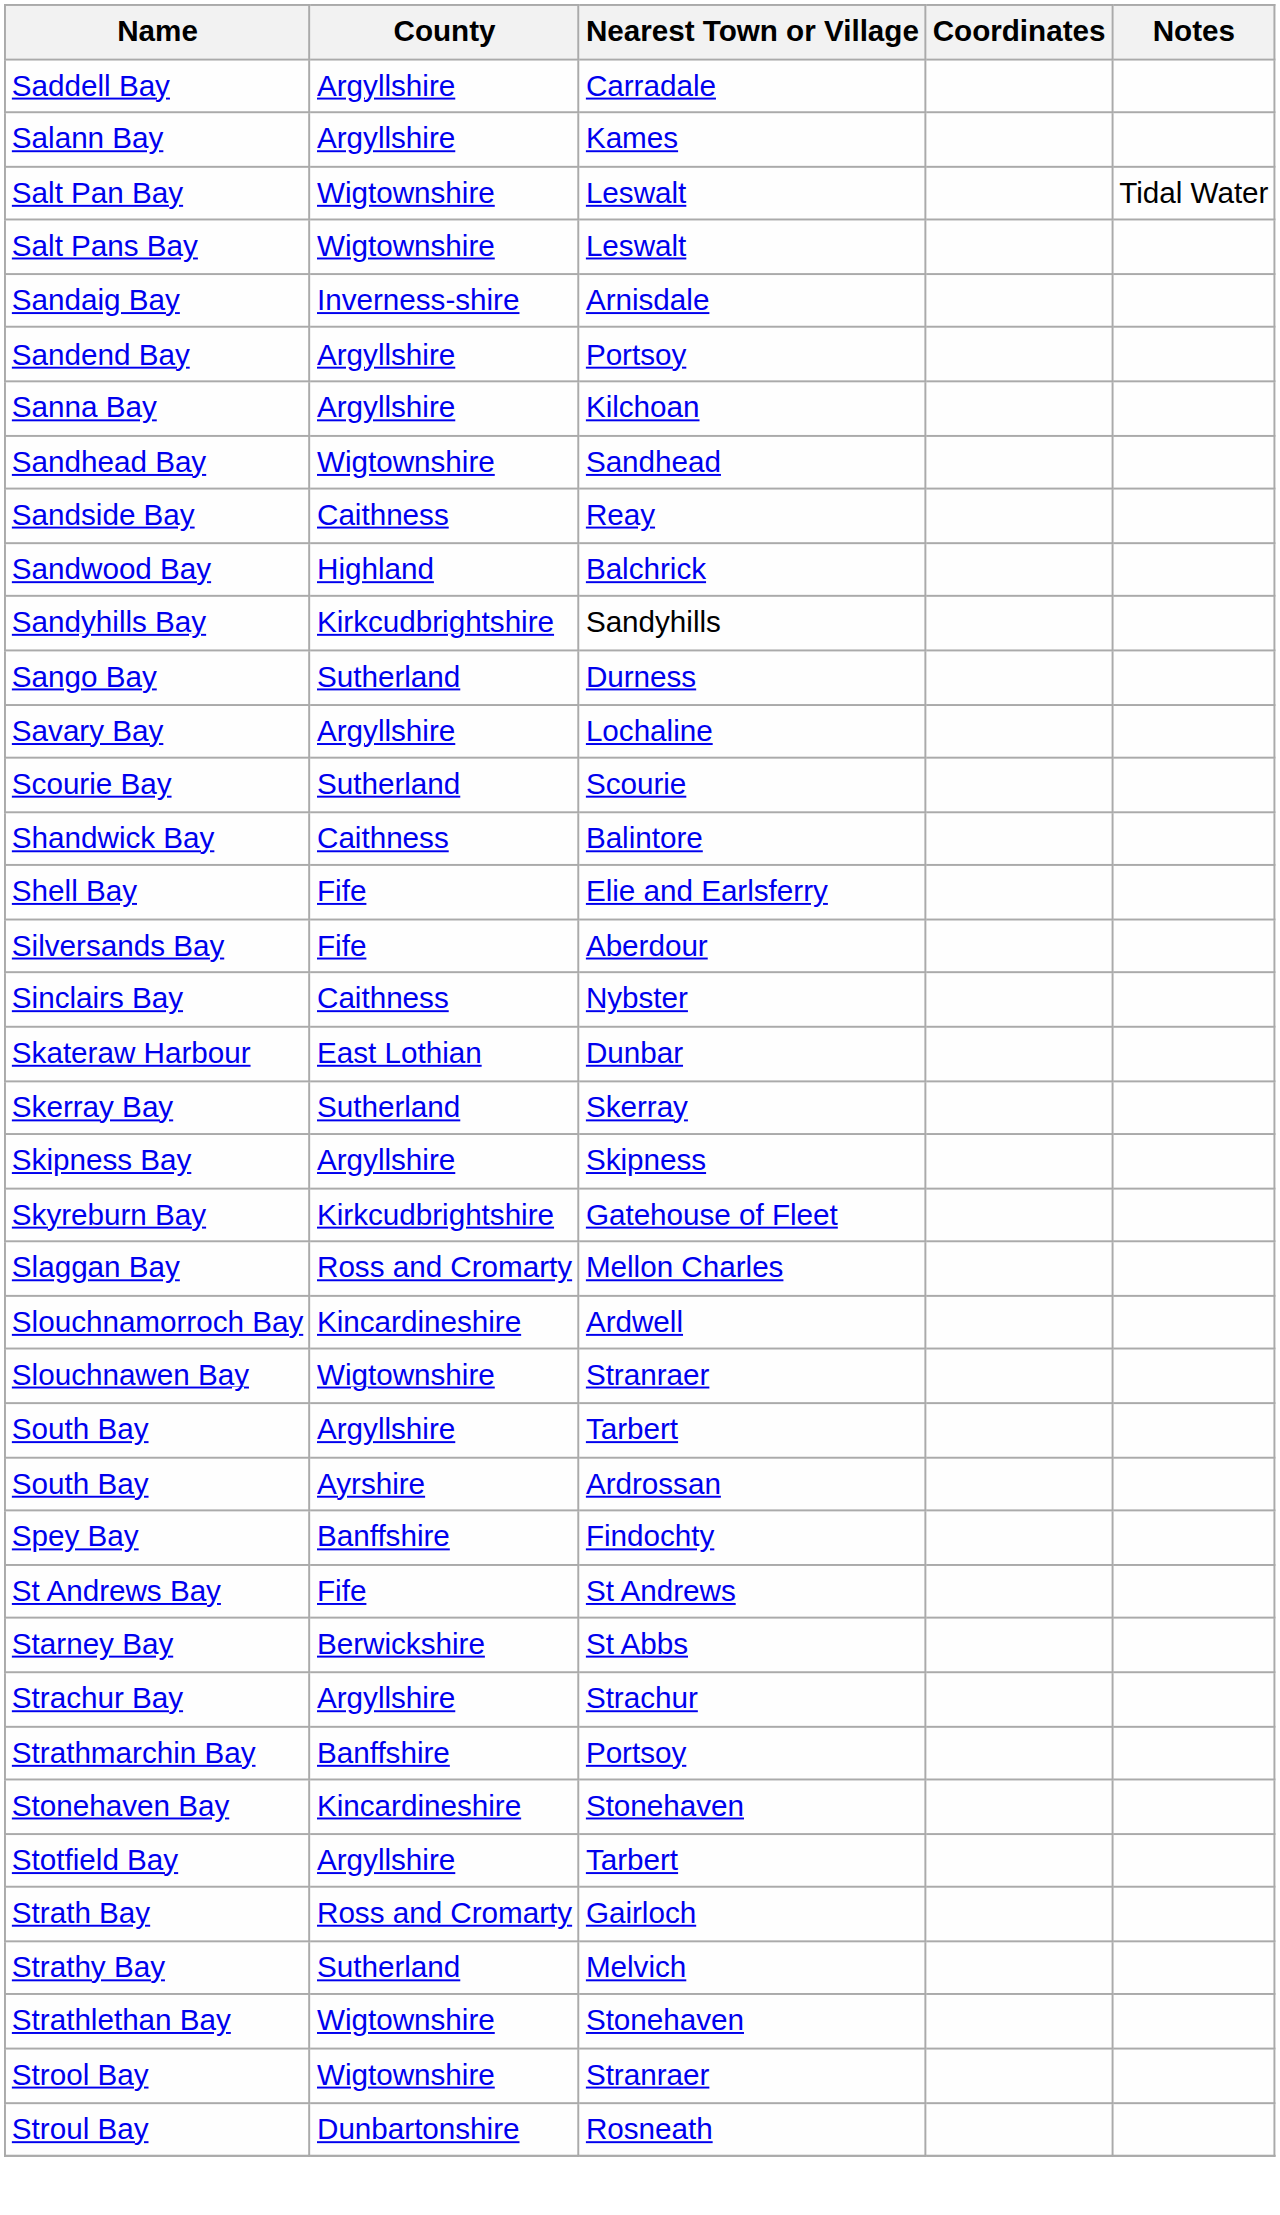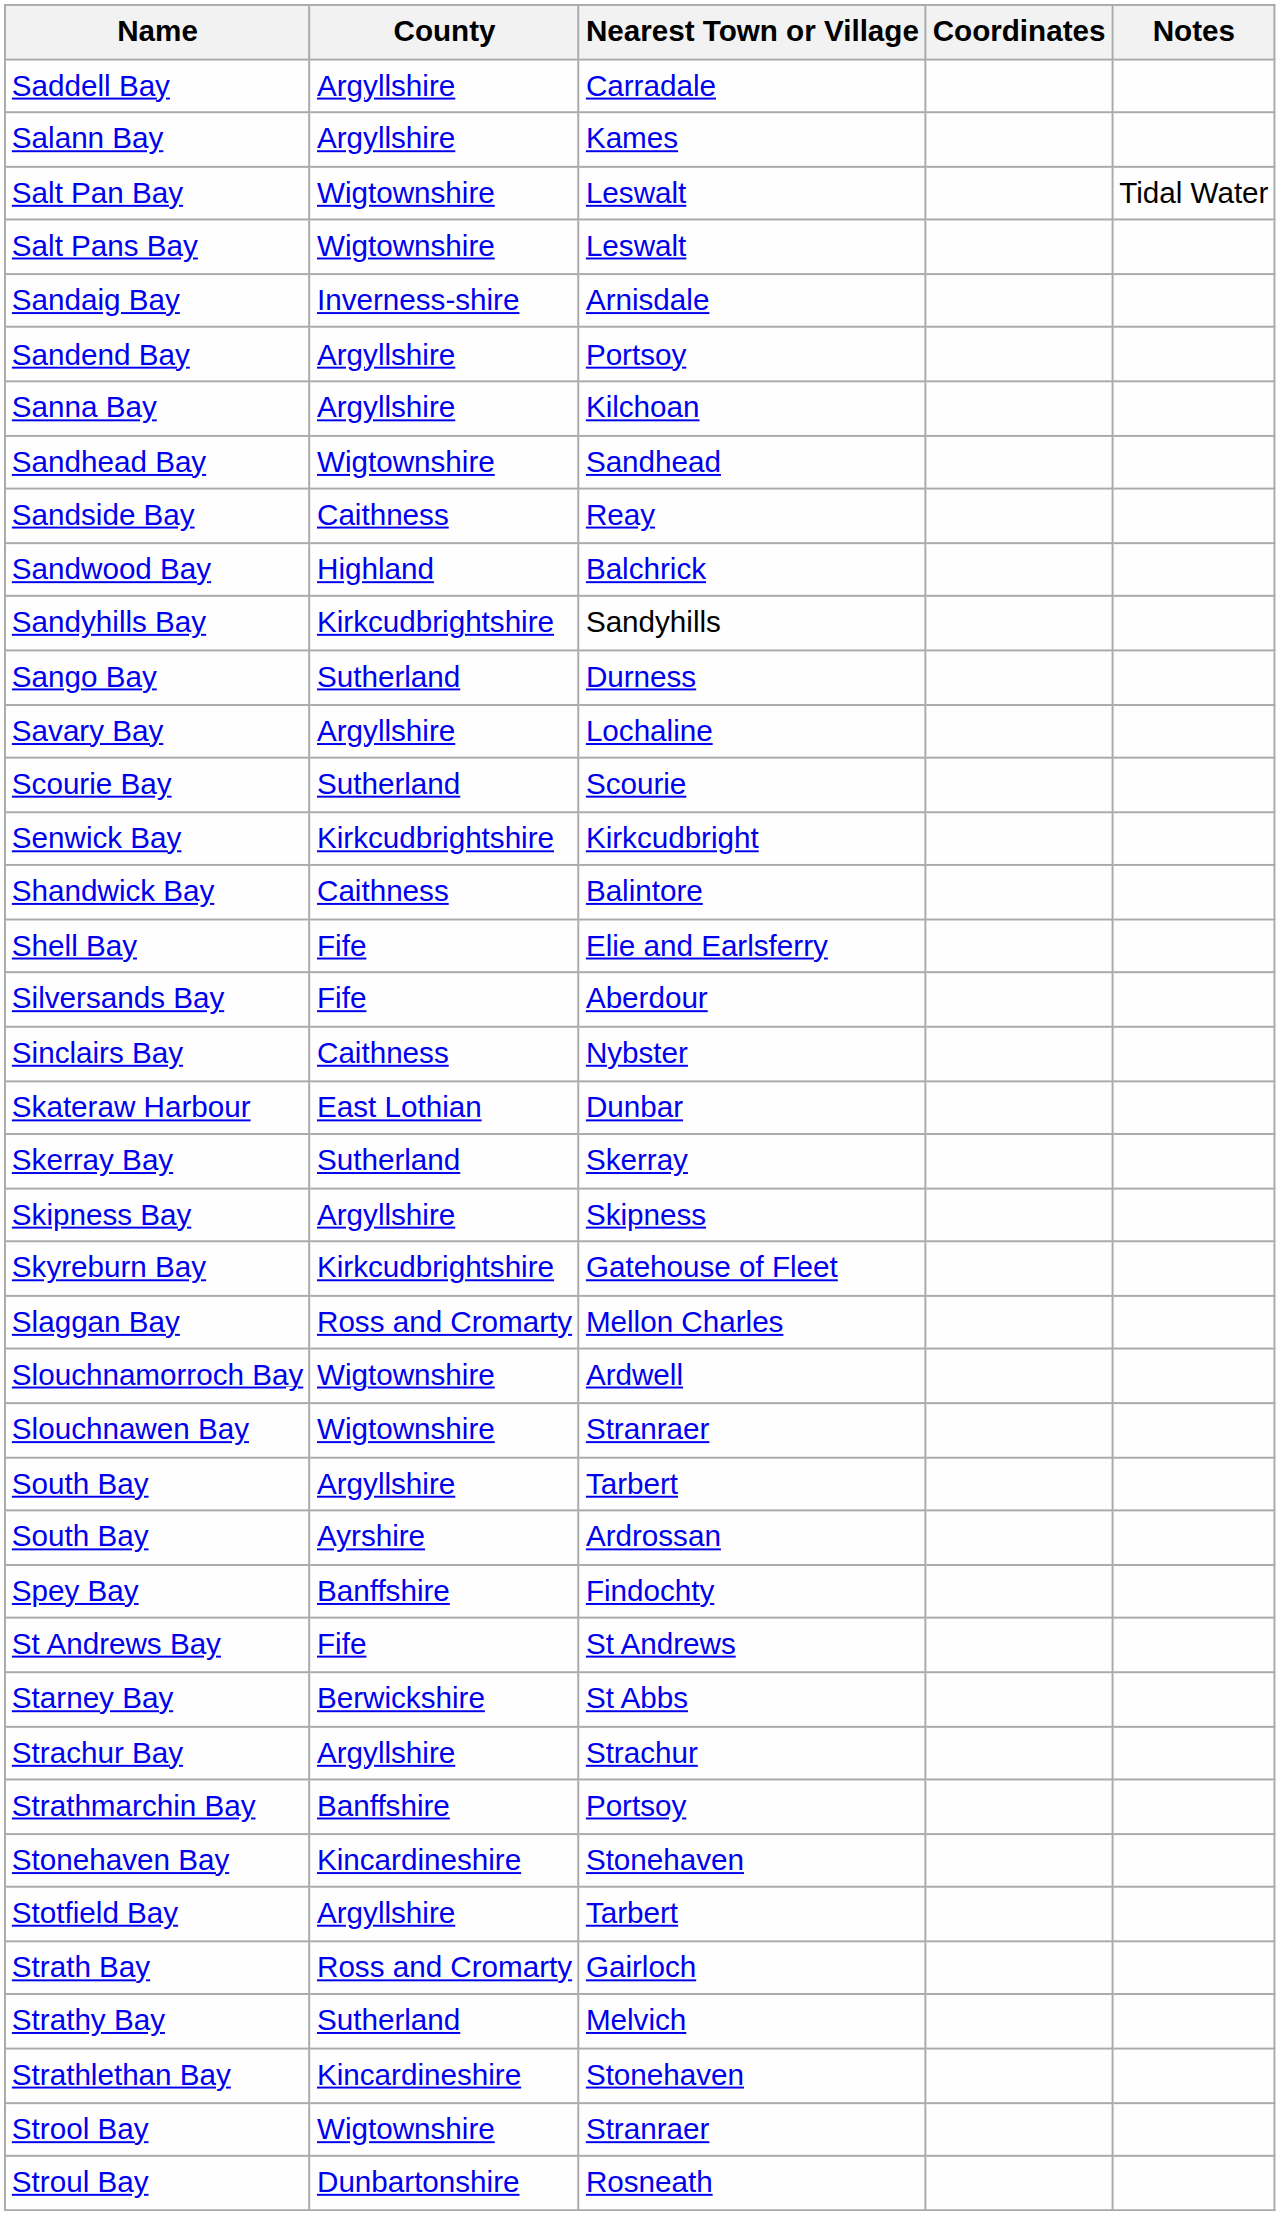+ row: (97, 837)
(419, 1321) Kincardineshire -> (406, 1375) Wigtownshire
(406, 2020) Wigtownshire -> (419, 2074) Kincardineshire
